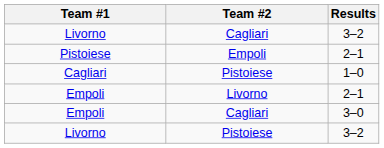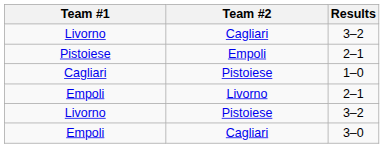rows swapped: (85, 113) <-> (85, 133)
